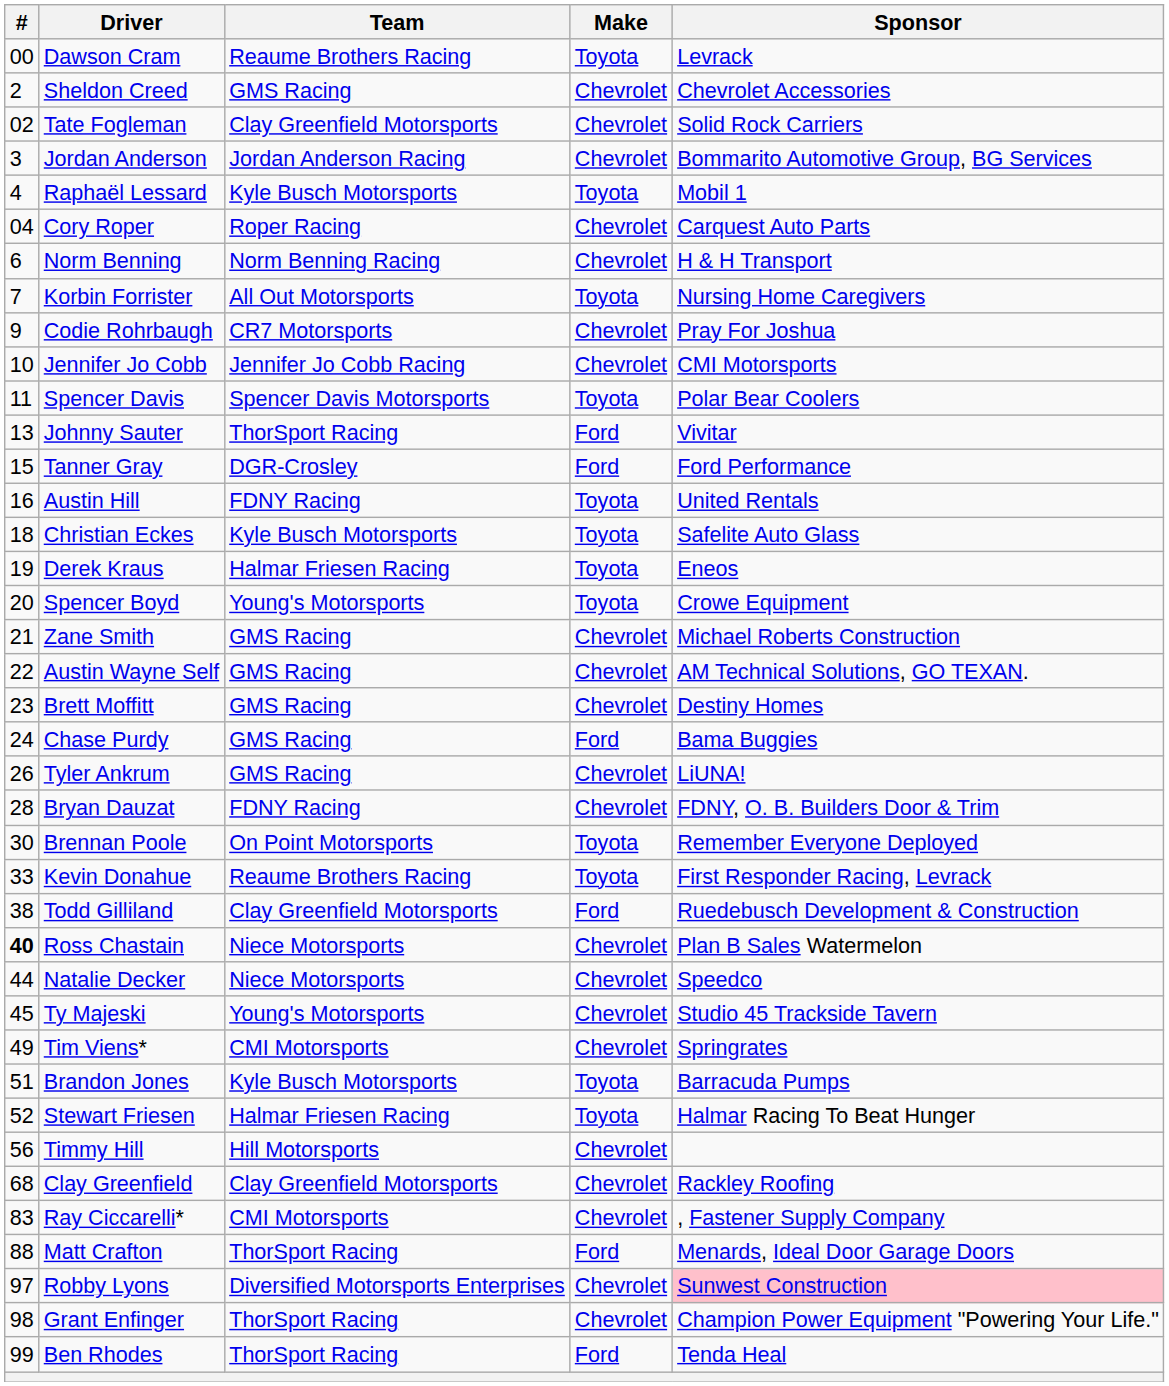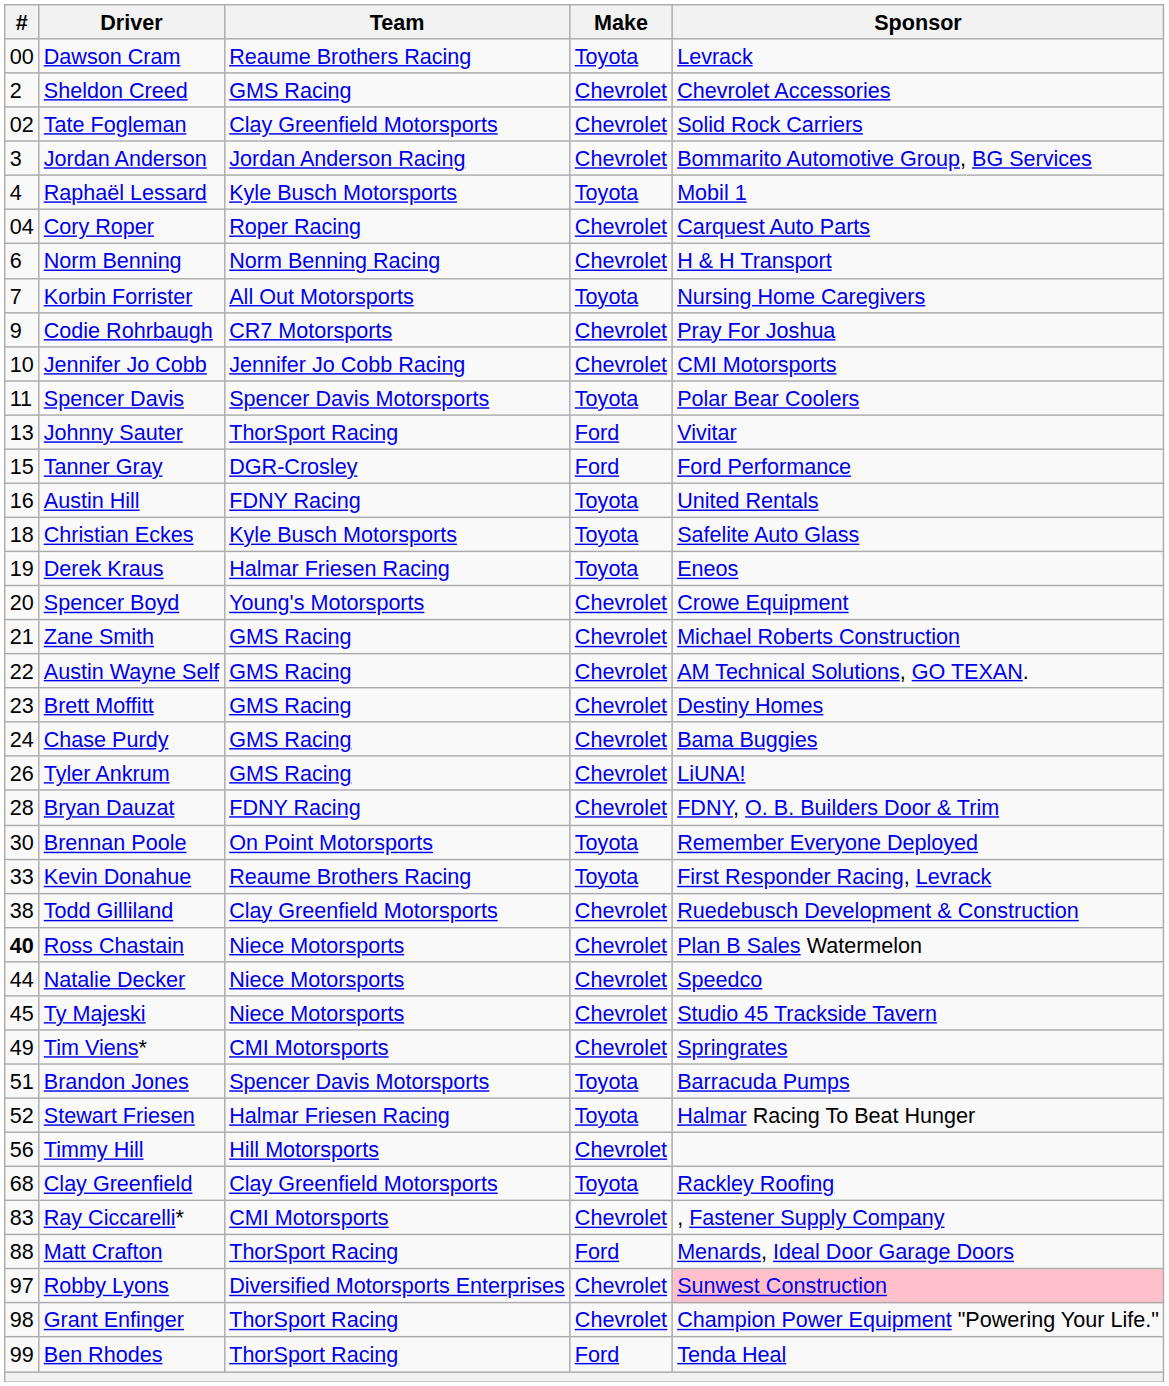(607, 603) Toyota -> (621, 603) Chevrolet
(597, 740) Ford -> (621, 740) Chevrolet
(597, 910) Ford -> (621, 910) Chevrolet
(327, 1013) Young's Motorsports -> (317, 1013) Niece Motorsports
(343, 1081) Kyle Busch Motorsports -> (359, 1081) Spencer Davis Motorsports
(621, 1184) Chevrolet -> (607, 1184) Toyota
